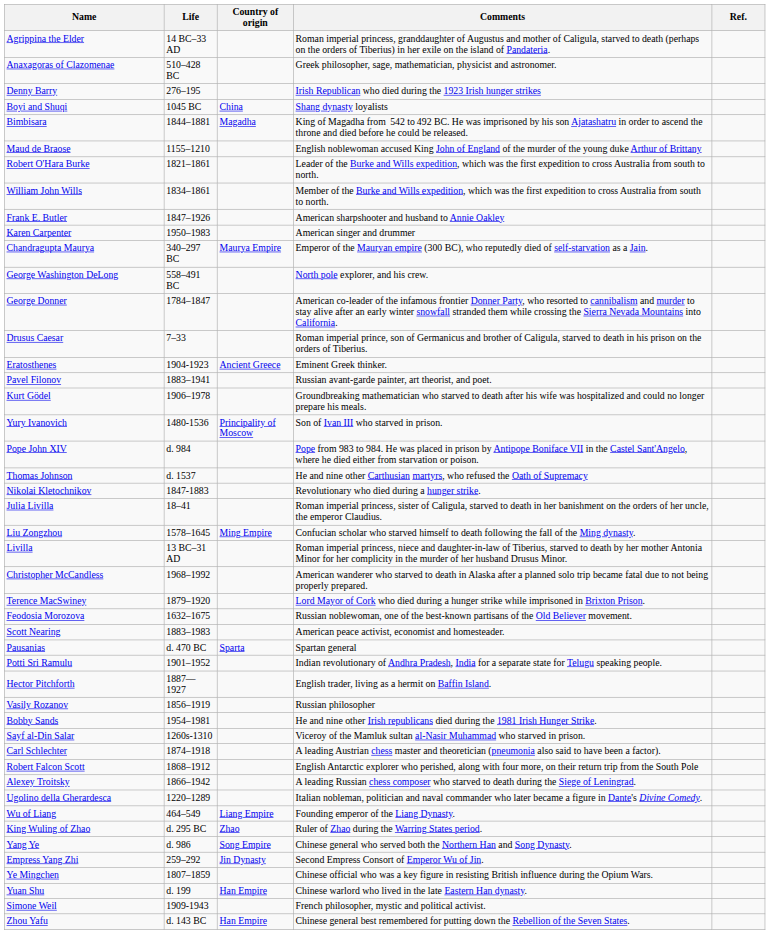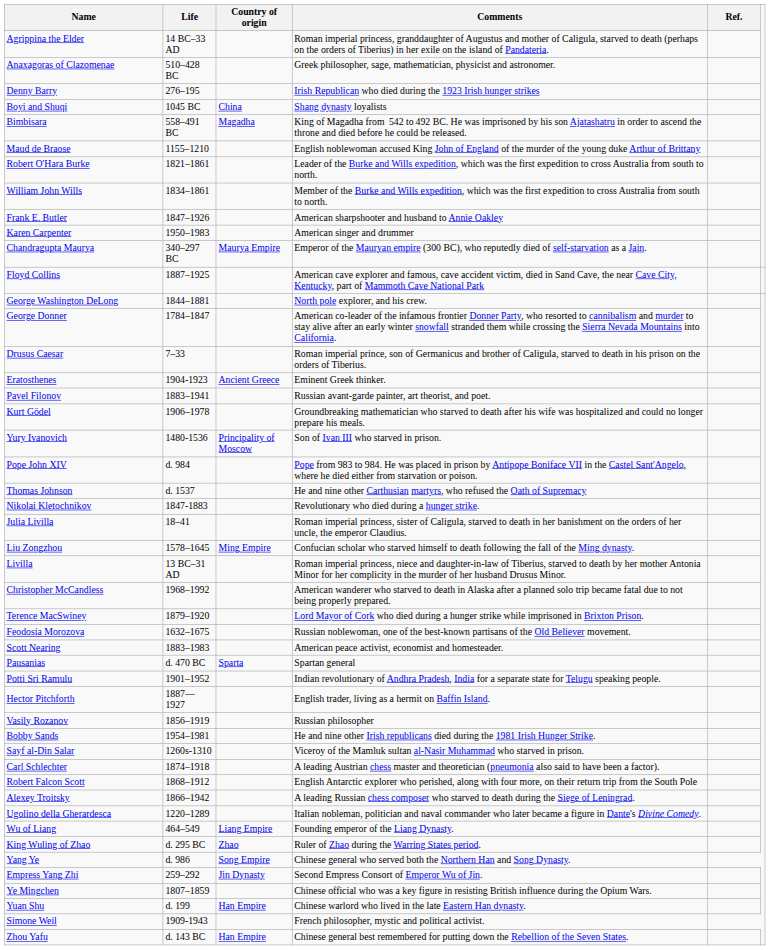(188, 122) 1844–1881 -> (183, 128) 558–491 BC
+ row: (33, 274)
(183, 280) 558–491 BC -> (187, 301) 1844–1881
